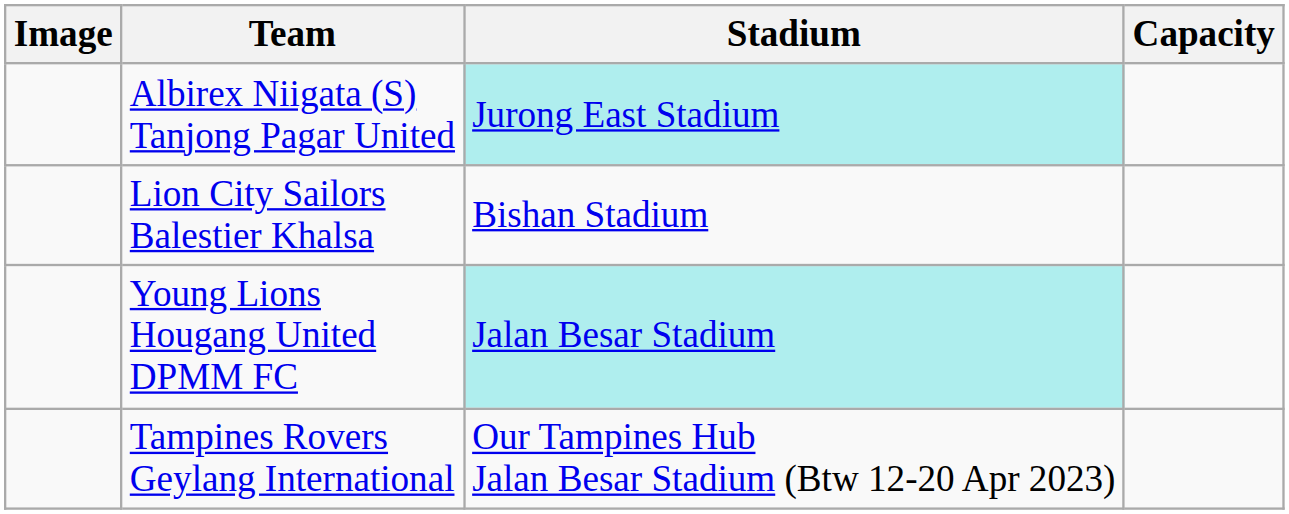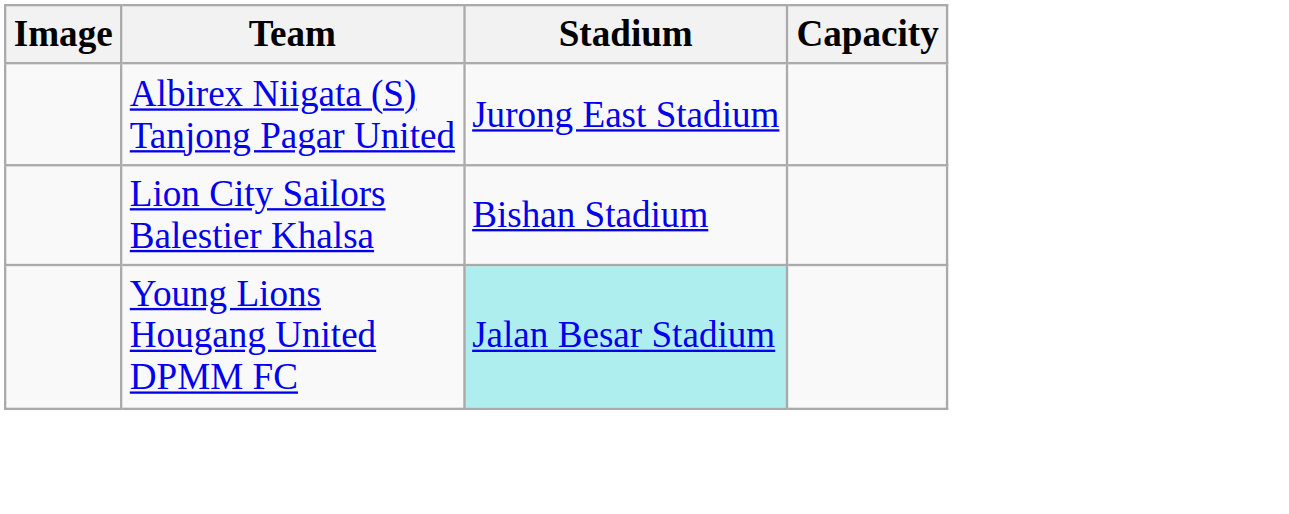(626, 113) paleturquoise background -> (626, 113) no background
- row: (292, 457)
